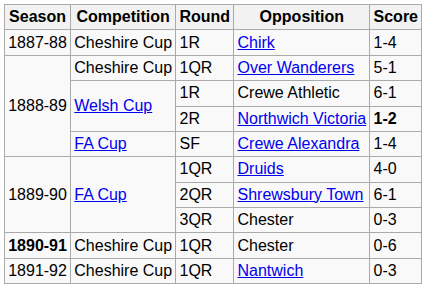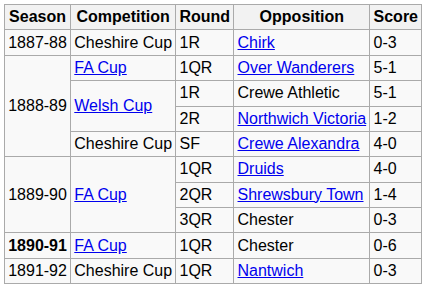(385, 42) 1-4 -> (385, 42) 0-3
(123, 67) Cheshire Cup -> (101, 67) FA Cup
(385, 93) 6-1 -> (385, 93) 5-1
(385, 118) bold -> (385, 118) normal
(101, 144) FA Cup -> (123, 144) Cheshire Cup
(385, 144) 1-4 -> (385, 144) 4-0
(385, 194) 6-1 -> (385, 194) 1-4
(123, 245) Cheshire Cup -> (101, 245) FA Cup
